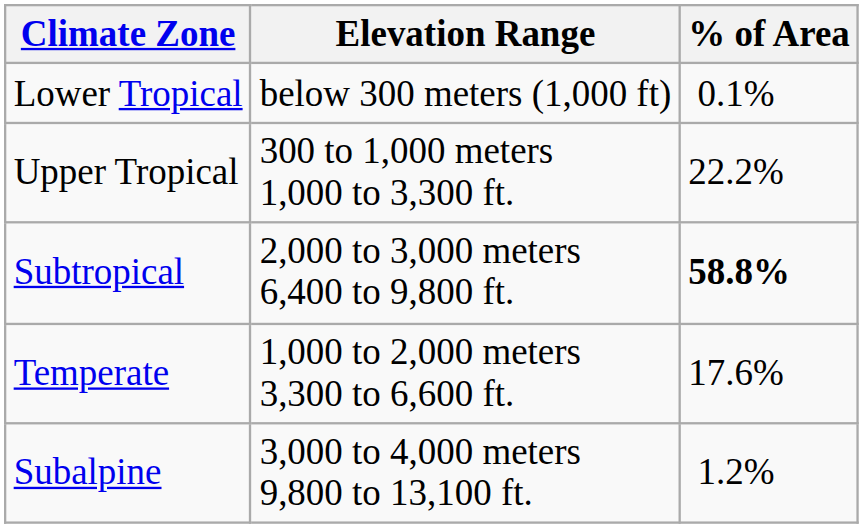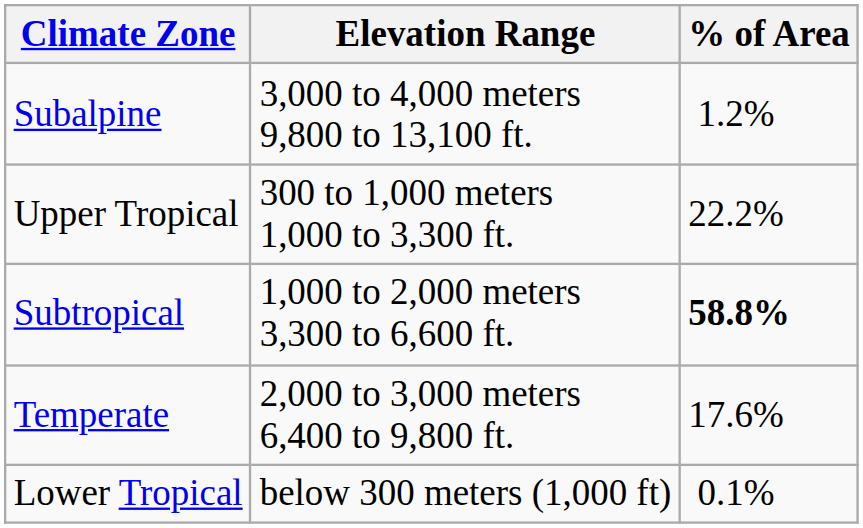rows swapped: (128, 92) <-> (88, 472)
(420, 272) 2,000 to 3,000 meters 6,400 to 9,800 ft. -> (420, 313) 1,000 to 2,000 meters 3,300 to 6,600 ft.
(420, 372) 1,000 to 2,000 meters 3,300 to 6,600 ft. -> (420, 413) 2,000 to 3,000 meters 6,400 to 9,800 ft.
